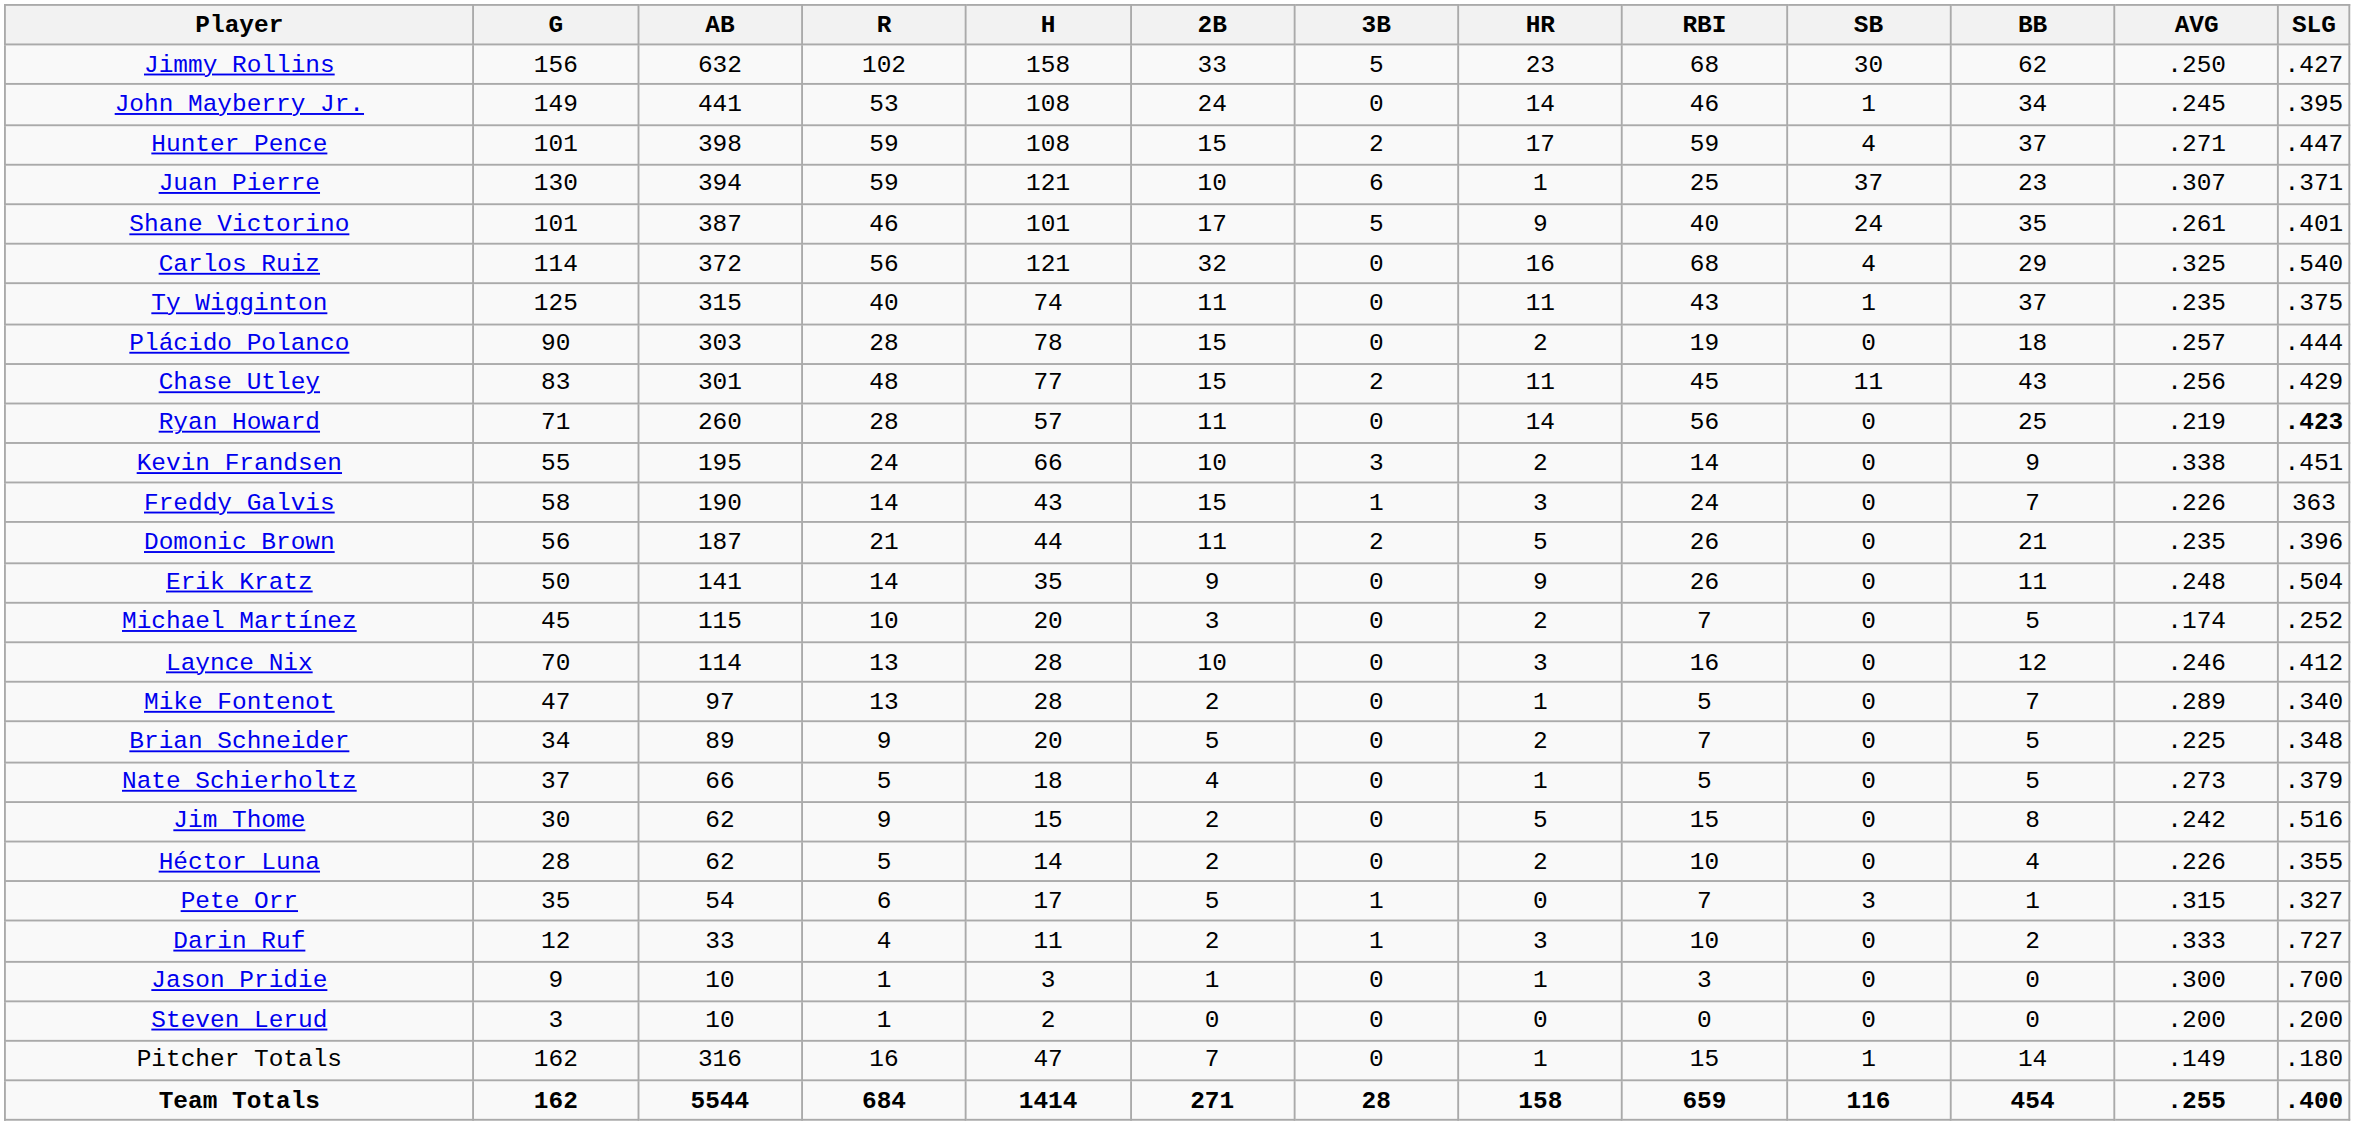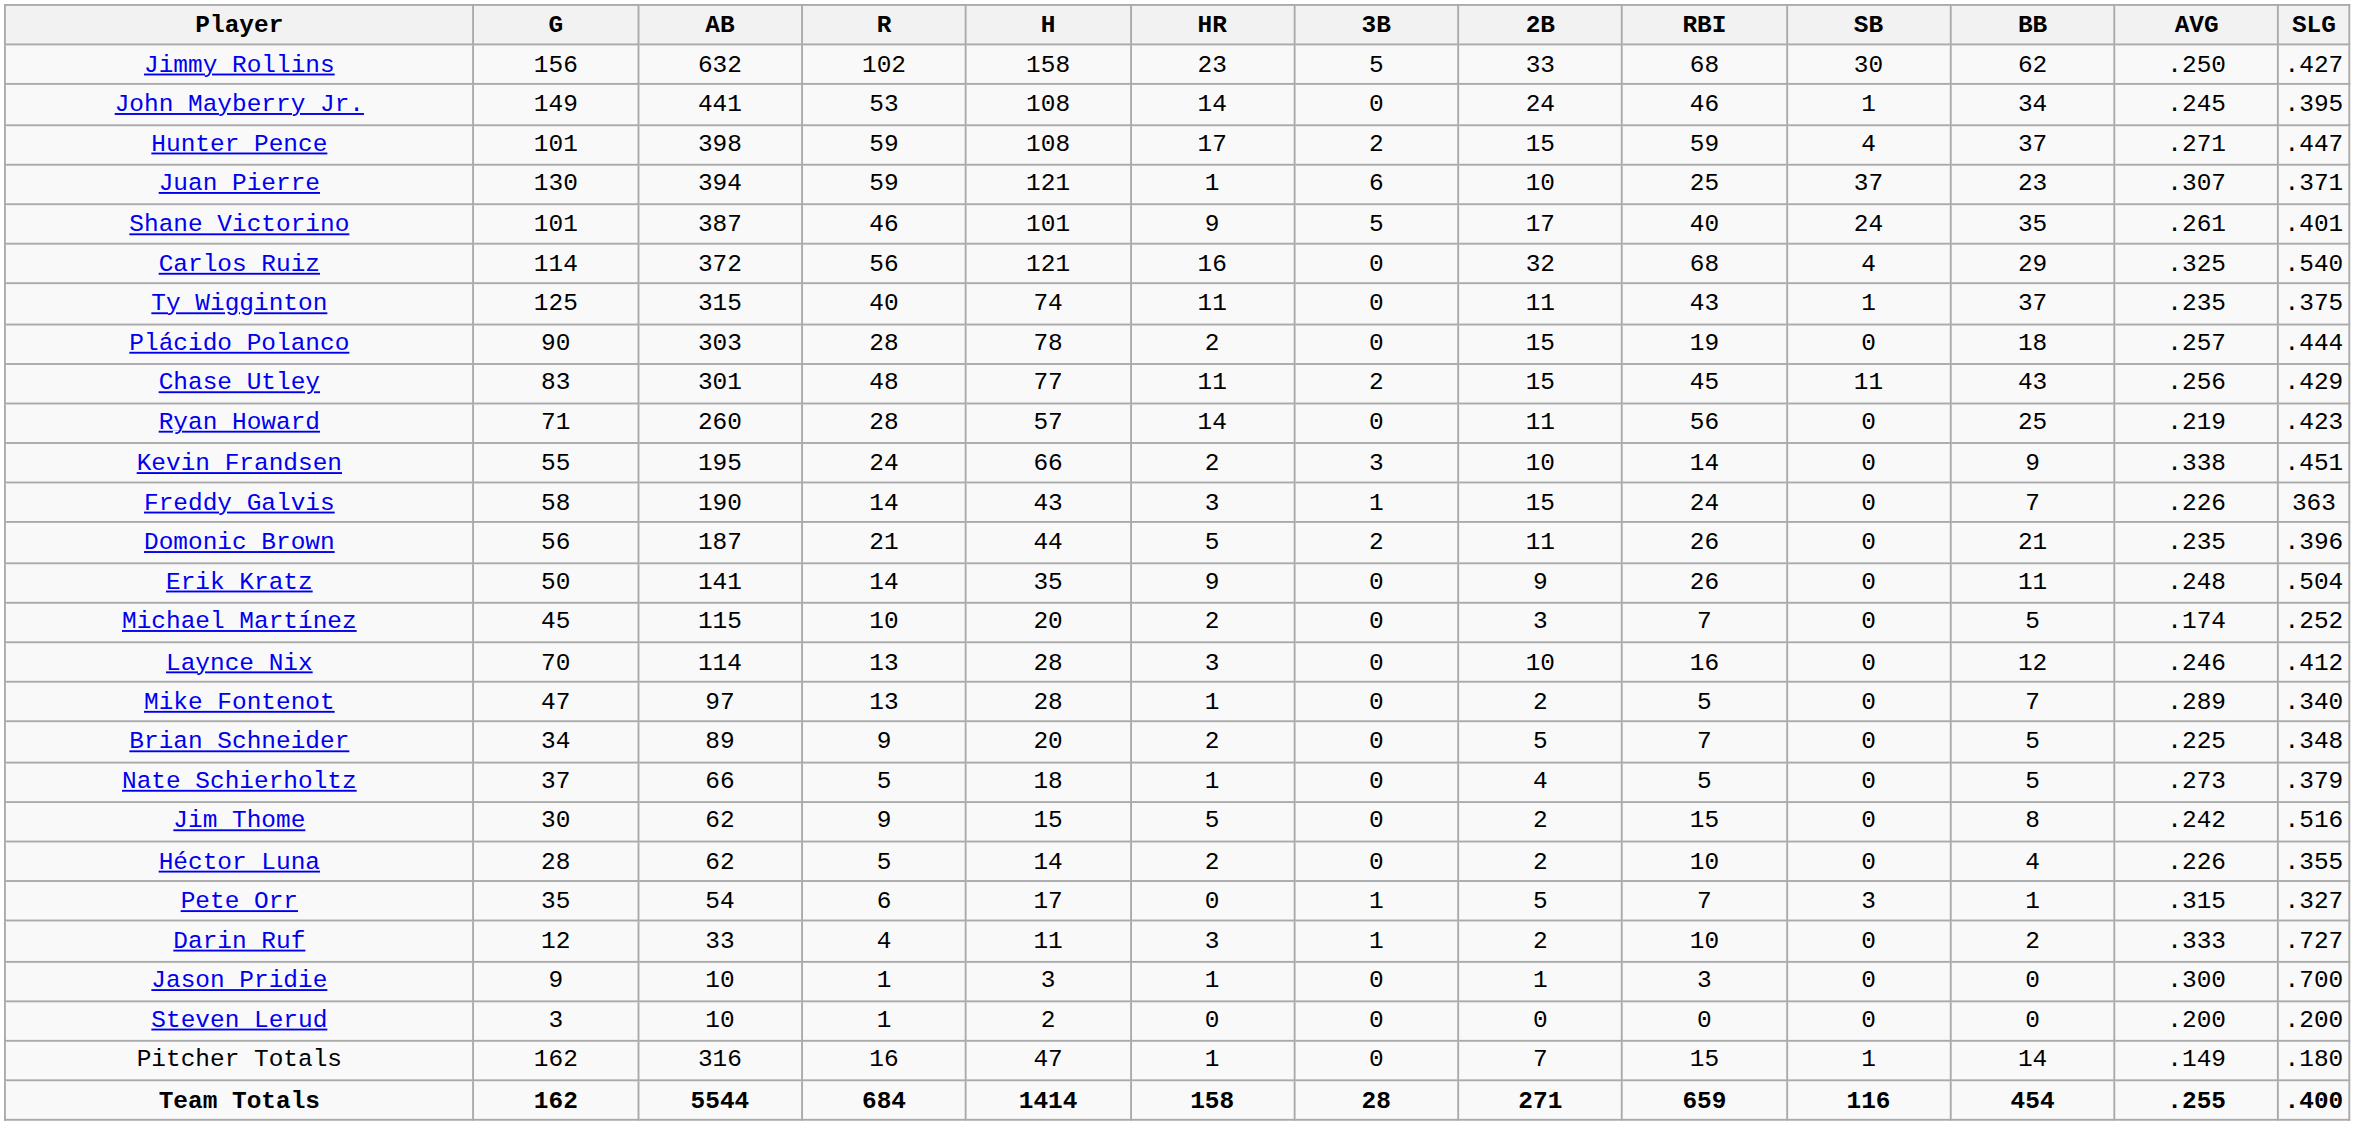columns swapped: (1212, 25) <-> (1540, 25)
(2314, 423) bold -> (2314, 423) normal
